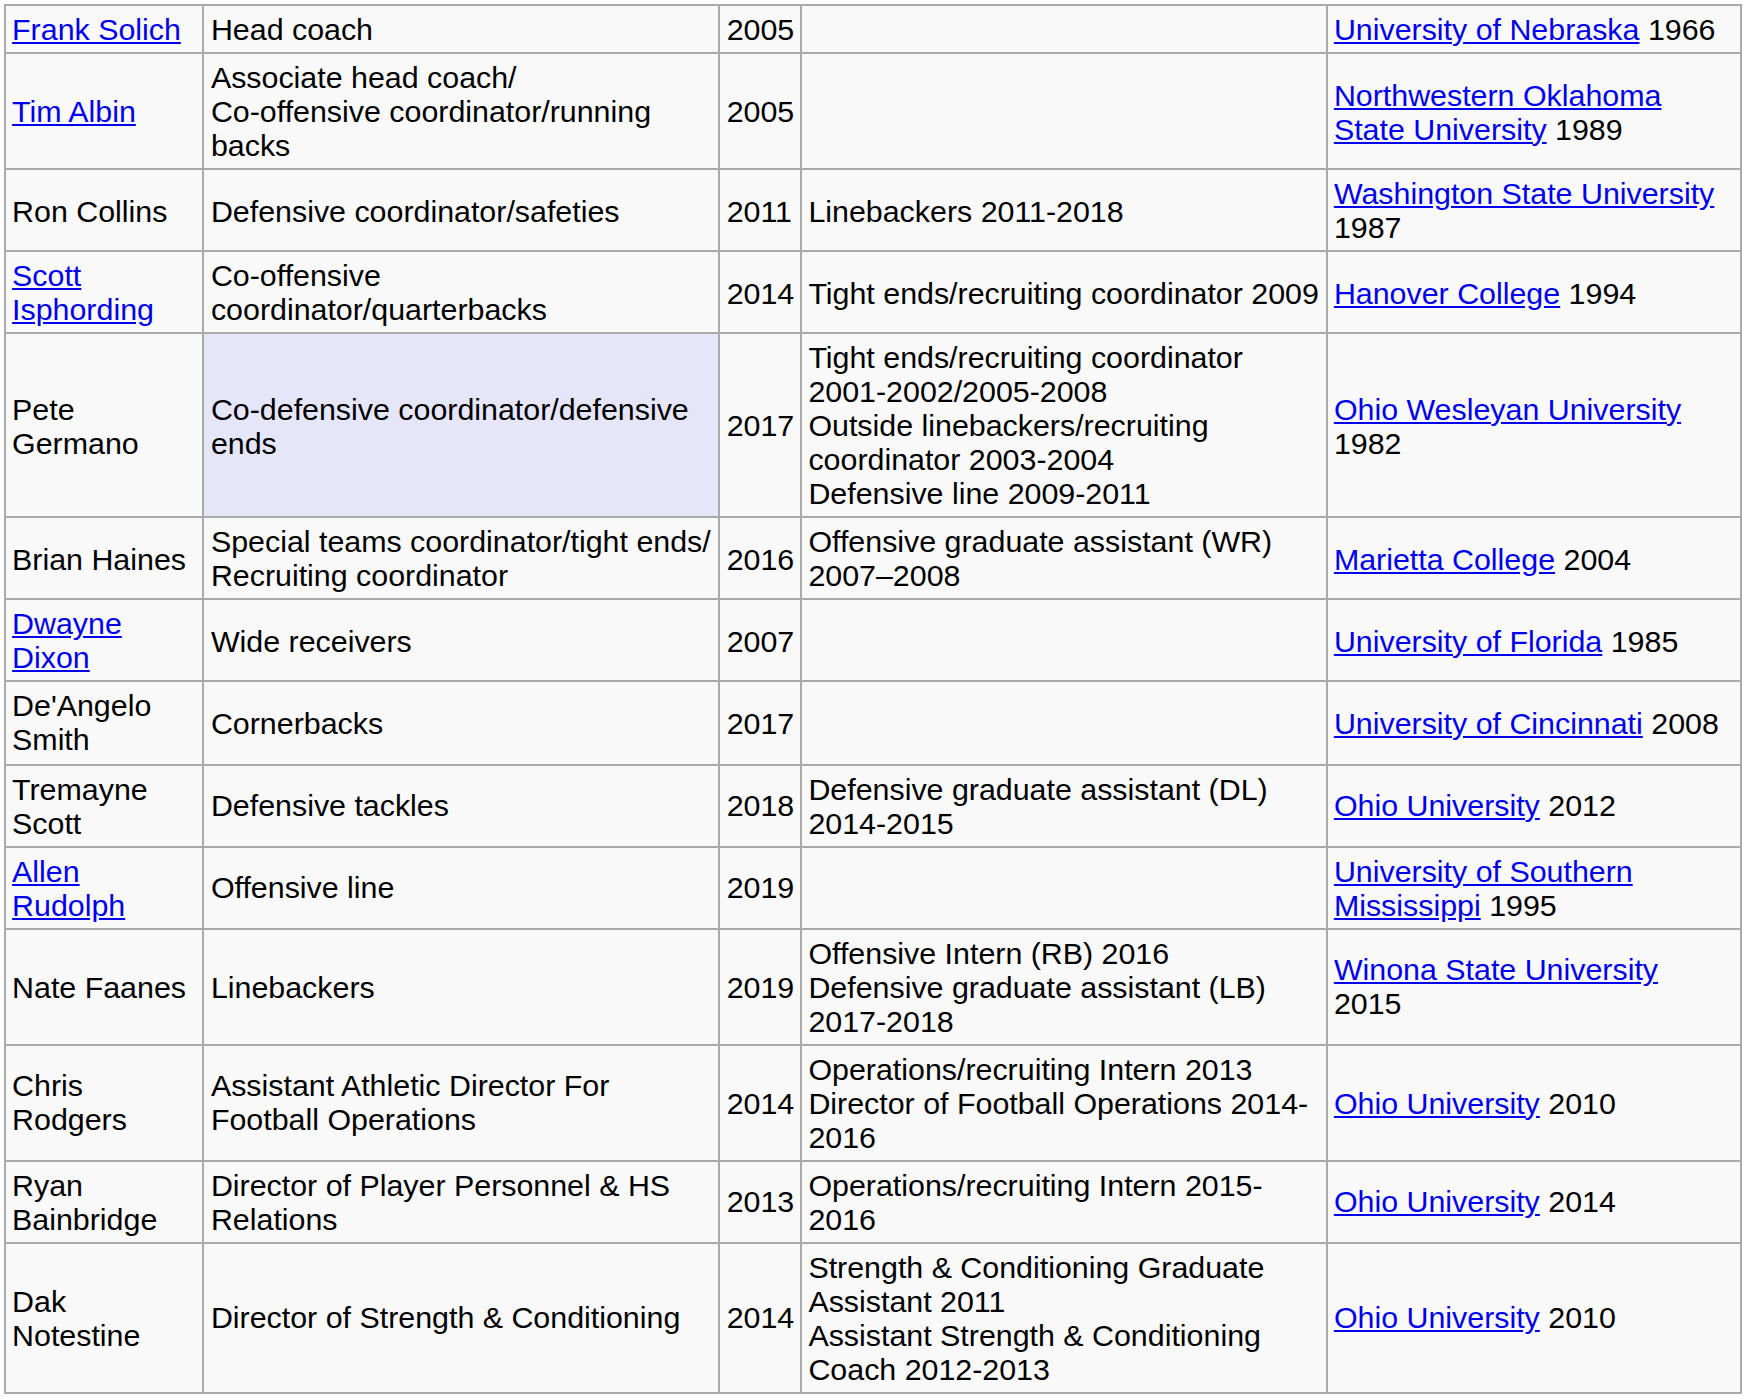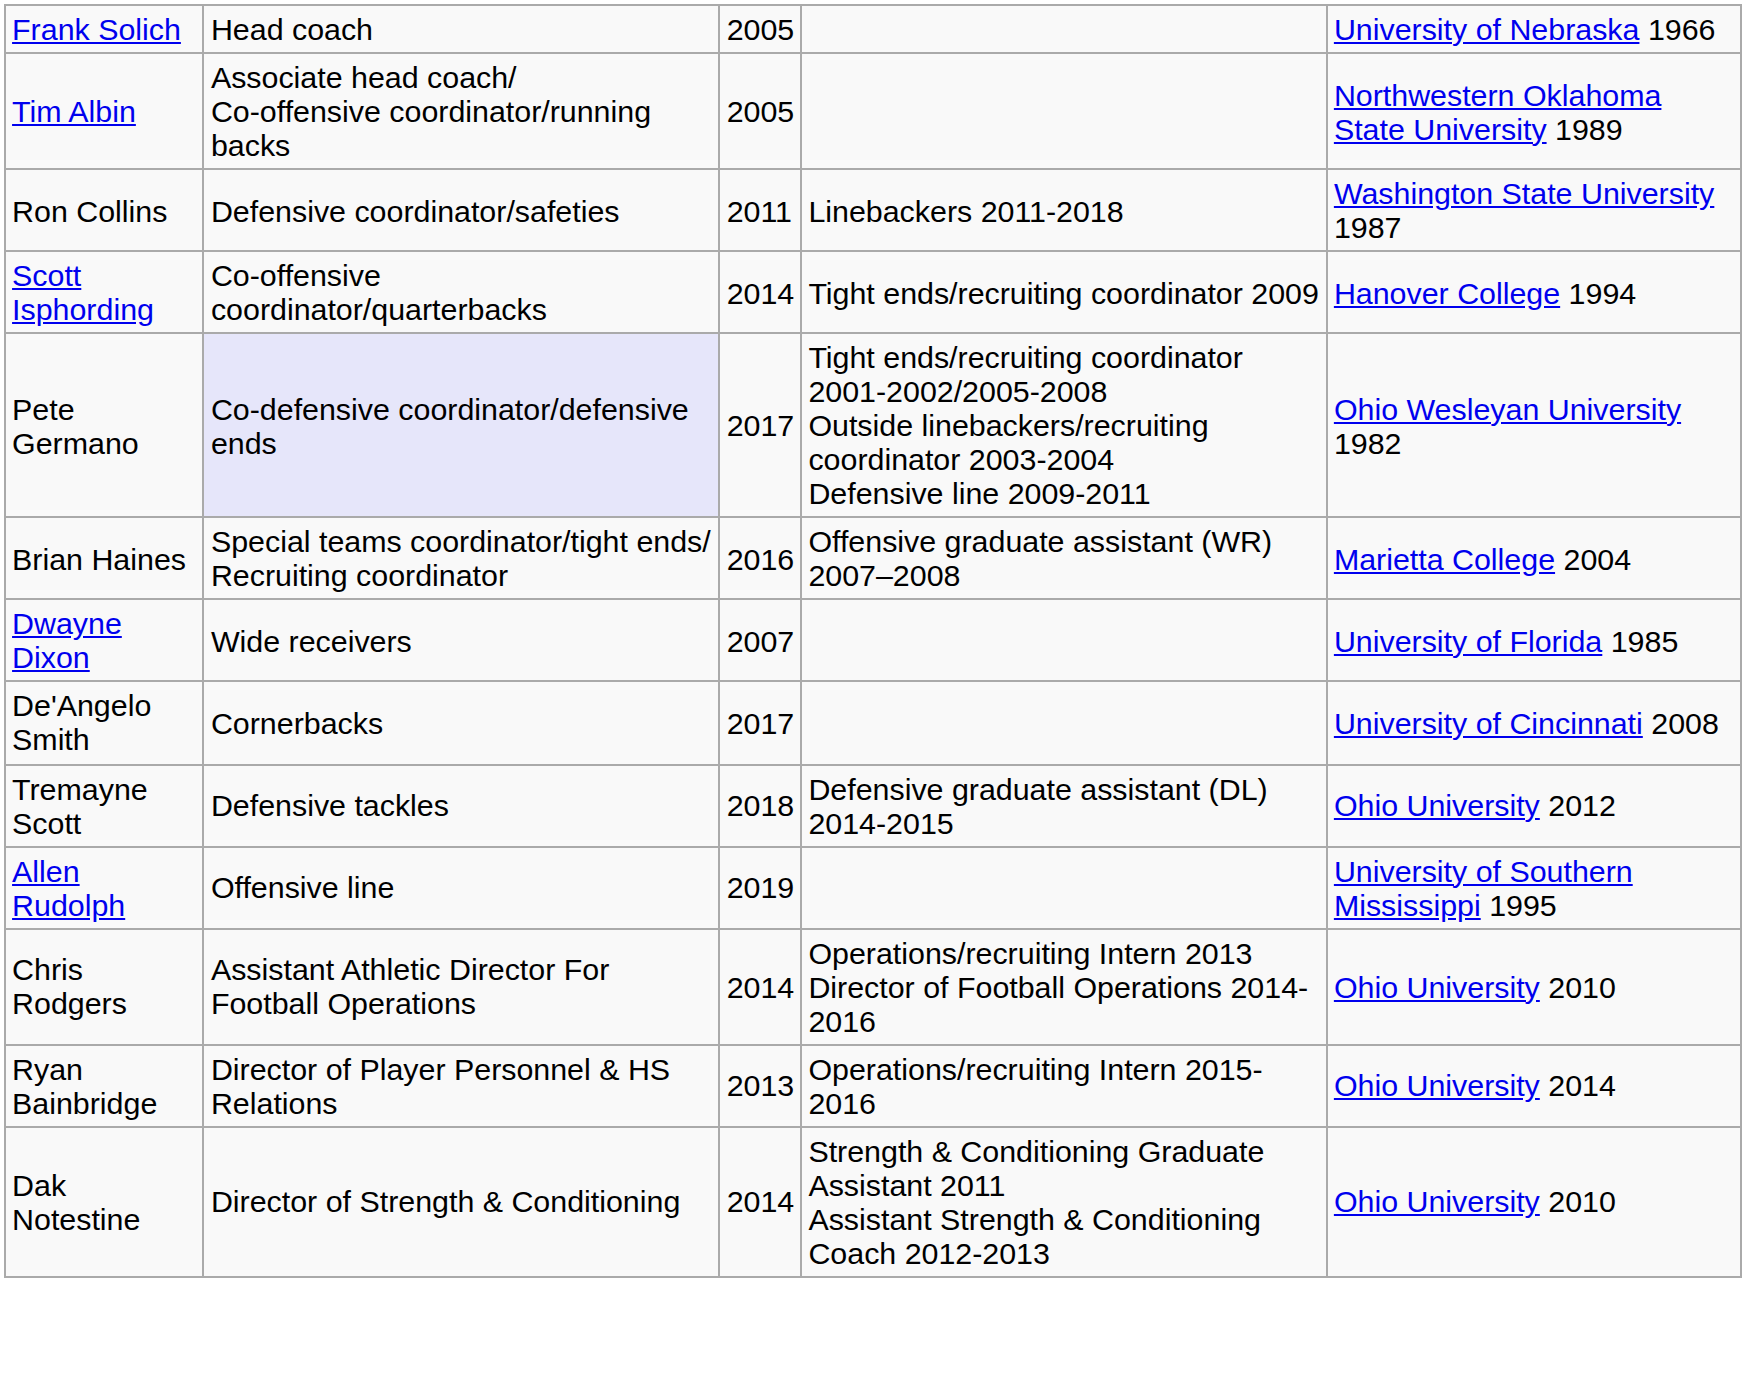- row: (99, 986)
